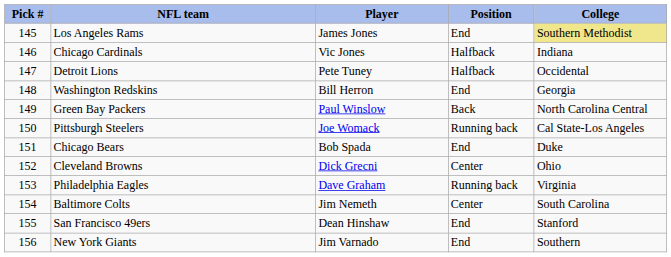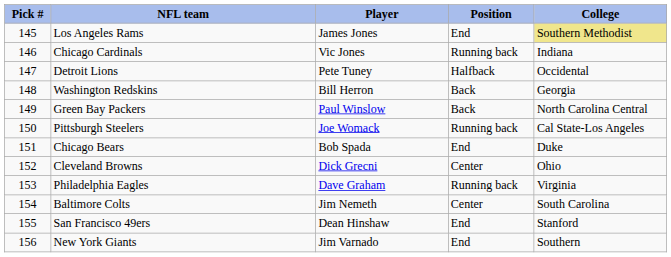(473, 52) Halfback -> (484, 52) Running back
(460, 90) End -> (463, 90) Back
